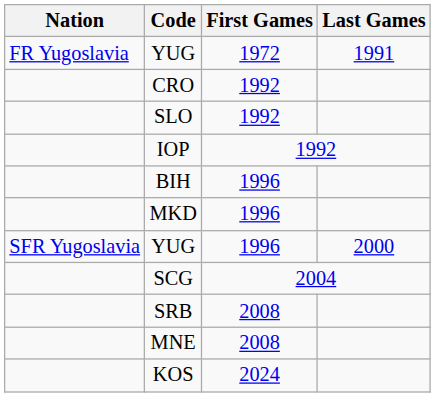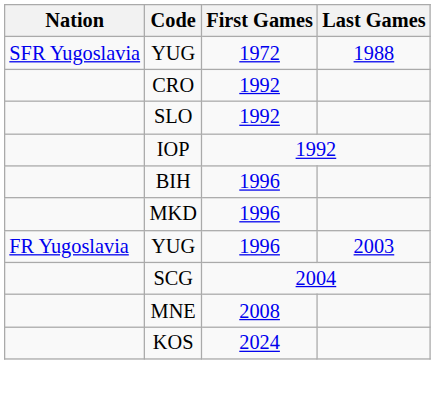(69, 52) FR Yugoslavia -> (75, 52) SFR Yugoslavia
(374, 52) 1991 -> (374, 52) 1988
(75, 246) SFR Yugoslavia -> (69, 246) FR Yugoslavia
(374, 246) 2000 -> (374, 246) 2003
- row: (173, 310)
